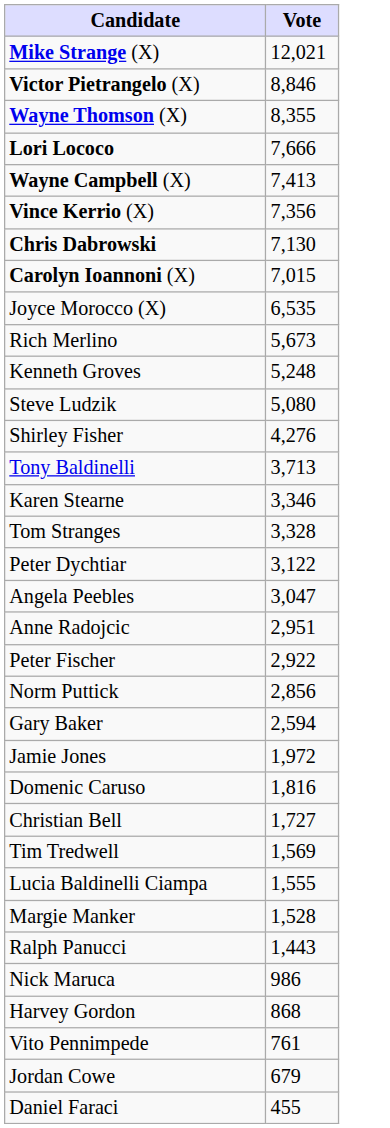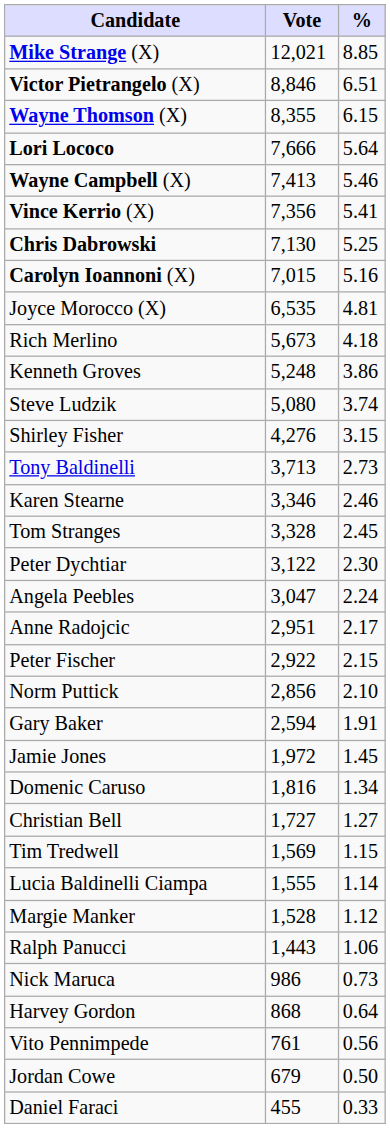+ column: (362, 20)
